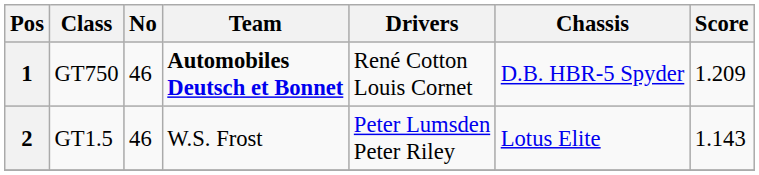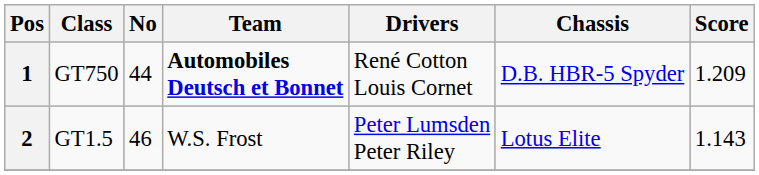(140, 74) 46 -> (140, 74) 44
